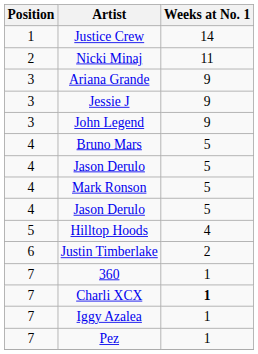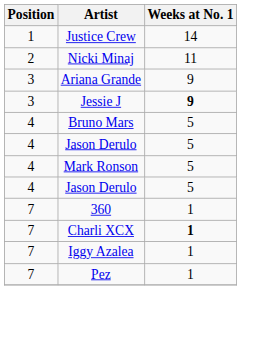(207, 101) normal -> (190, 101) bold
- row: (31, 123)
- row: (31, 230)
- row: (31, 252)
